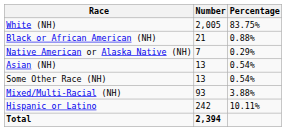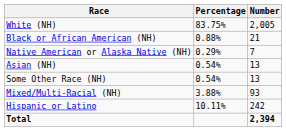columns swapped: (211, 11) <-> (255, 11)
